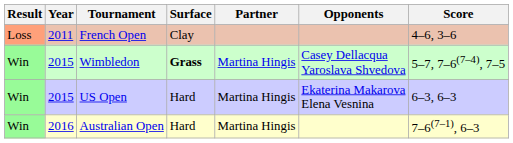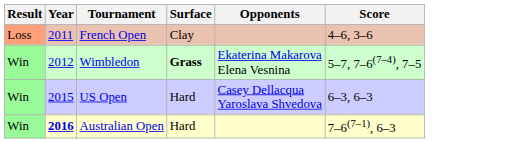- column: (257, 14)
(61, 62) 2015 -> (61, 62) 2012
(354, 62) Casey Dellacqua Yaroslava Shvedova -> (270, 62) Ekaterina Makarova Elena Vesnina
(353, 97) Ekaterina Makarova Elena Vesnina -> (270, 97) Casey Dellacqua Yaroslava Shvedova
(61, 126) normal -> (61, 126) bold
